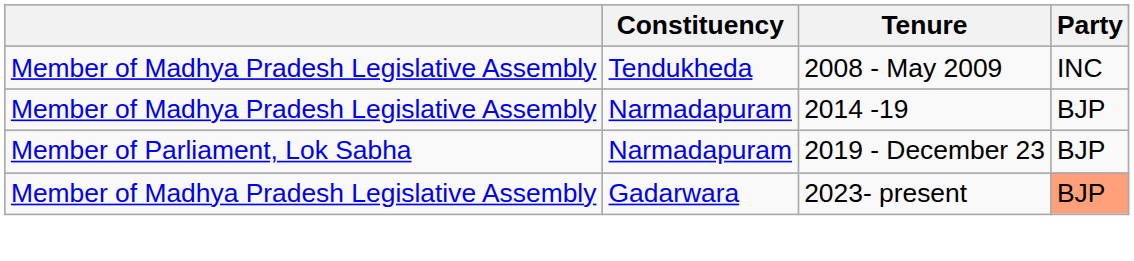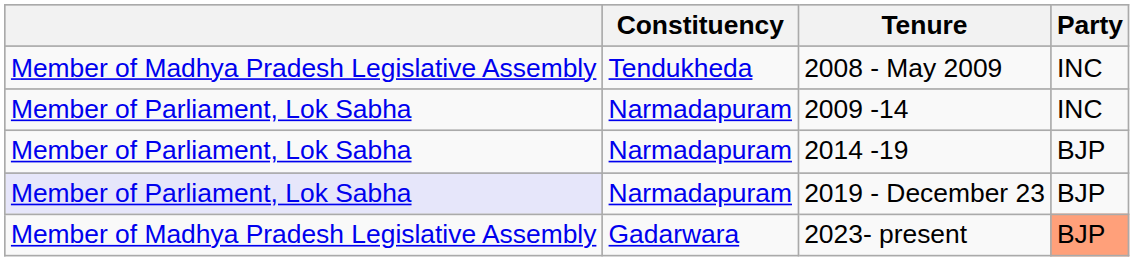+ row: (856, 109)
(304, 109) Member of Madhya Pradesh Legislative Assembly -> (211, 151) Member of Parliament, Lok Sabha
(211, 151) no background -> (211, 192) lavender background
